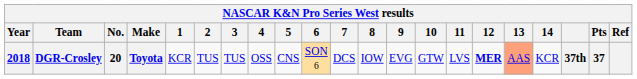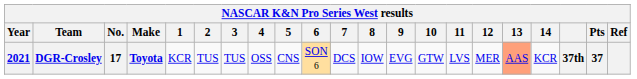(19, 57) 2018 -> (19, 57) 2021
(116, 57) 20 -> (116, 57) 17
(489, 57) bold -> (488, 57) normal
